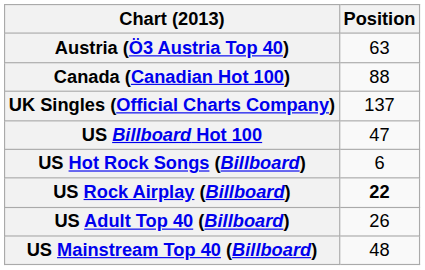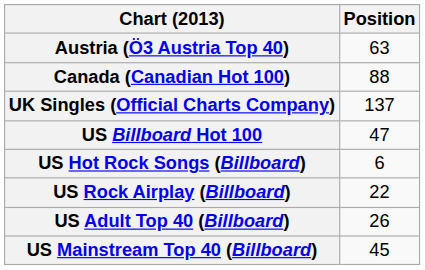(379, 192) bold -> (379, 192) normal
(379, 250) 48 -> (379, 250) 45
